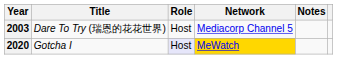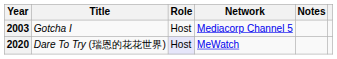(100, 29) Dare To Try (瑞恩的花花世界) -> (53, 28) Gotcha I
(53, 46) Gotcha I -> (100, 45) Dare To Try (瑞恩的花花世界)
(218, 46) gold background -> (218, 45) no background
